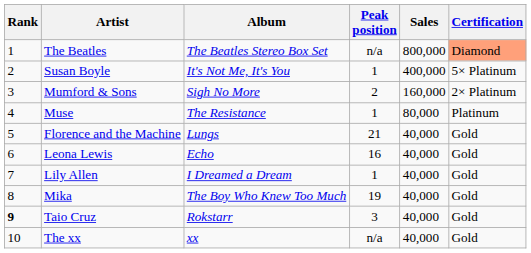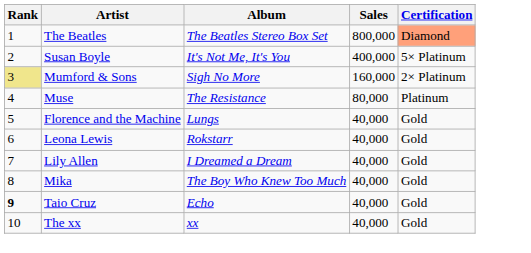- column: (375, 22)
(11, 92) no background -> (11, 77) khaki background
(200, 154) Echo -> (210, 139) Rokstarr
(210, 216) Rokstarr -> (200, 202) Echo
